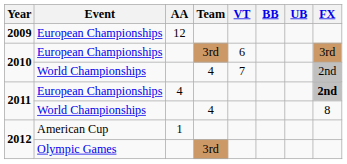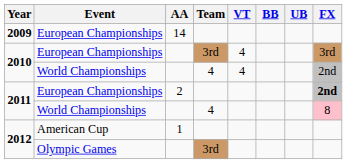(179, 33) 12 -> (179, 33) 14
(242, 52) 6 -> (242, 52) 4
(242, 71) 7 -> (242, 71) 4
(179, 91) 4 -> (179, 91) 2
(327, 110) no background -> (327, 110) pink background
